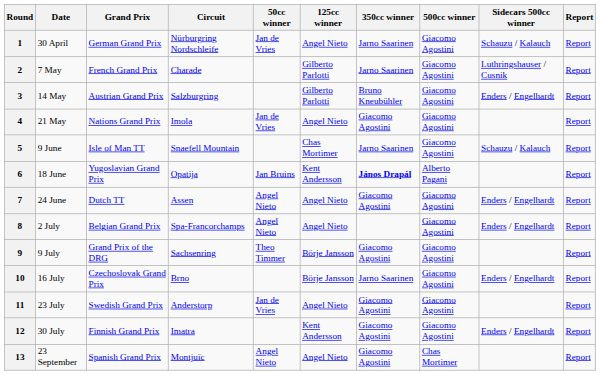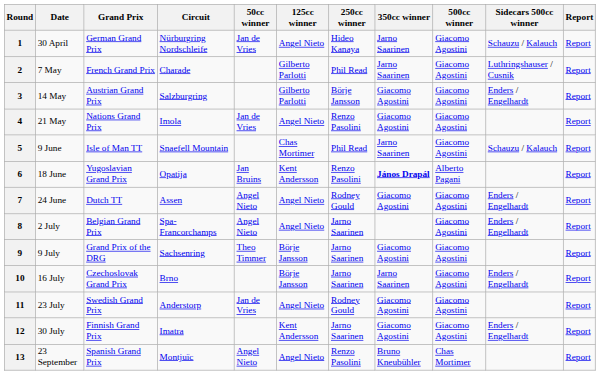+ column: (352, 17)
(380, 95) Bruno Kneubühler -> (394, 95) Giacomo Agostini
(376, 356) Giacomo Agostini -> (399, 356) Bruno Kneubühler
